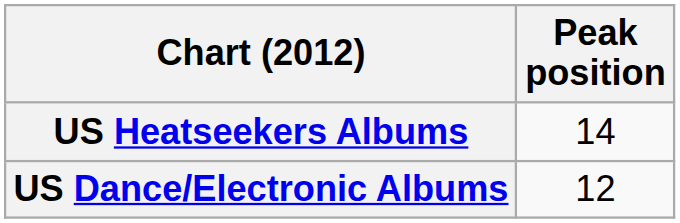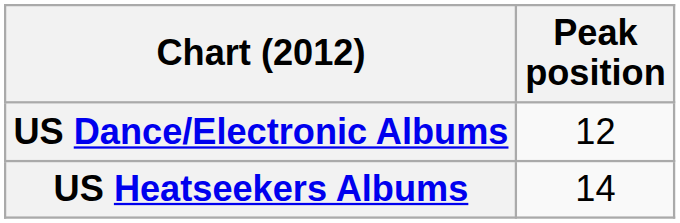rows swapped: (261, 131) <-> (261, 188)
